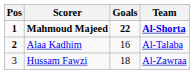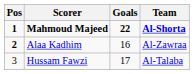(163, 45) Al-Talaba -> (164, 45) Al-Zawraa
(125, 61) 18 -> (125, 61) 17
(164, 61) Al-Zawraa -> (163, 61) Al-Talaba
